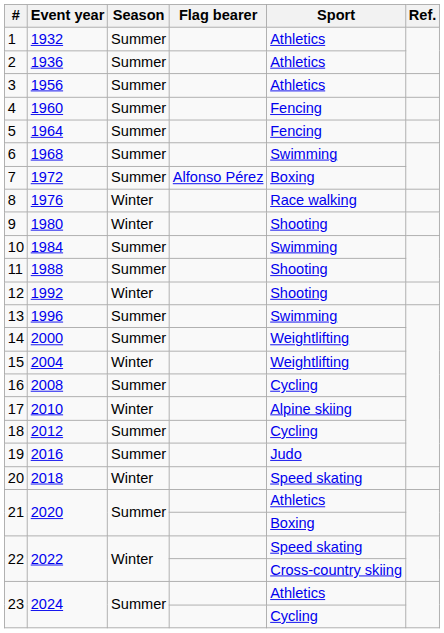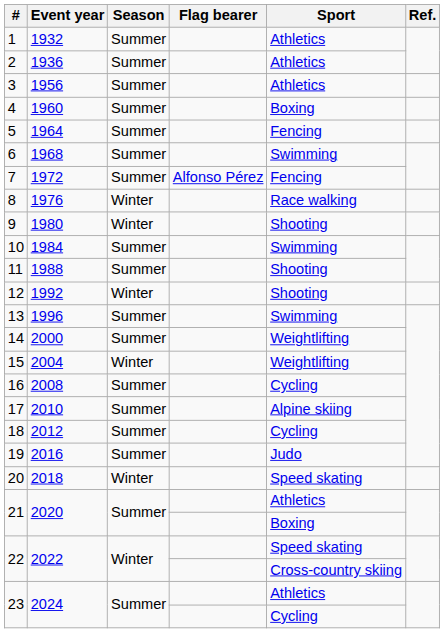(296, 108) Fencing -> (292, 108) Boxing
(292, 177) Boxing -> (296, 177) Fencing
(132, 408) Winter -> (139, 408) Summer
